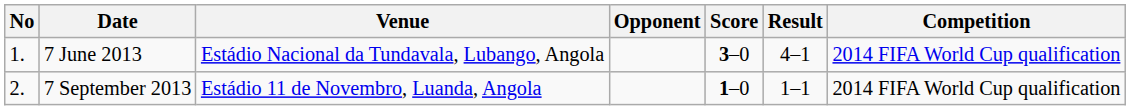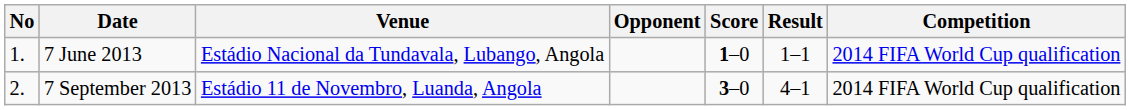(734, 54) 3–0 -> (734, 54) 1–0
(795, 54) 4–1 -> (795, 54) 1–1
(734, 87) 1–0 -> (734, 87) 3–0
(795, 87) 1–1 -> (795, 87) 4–1
